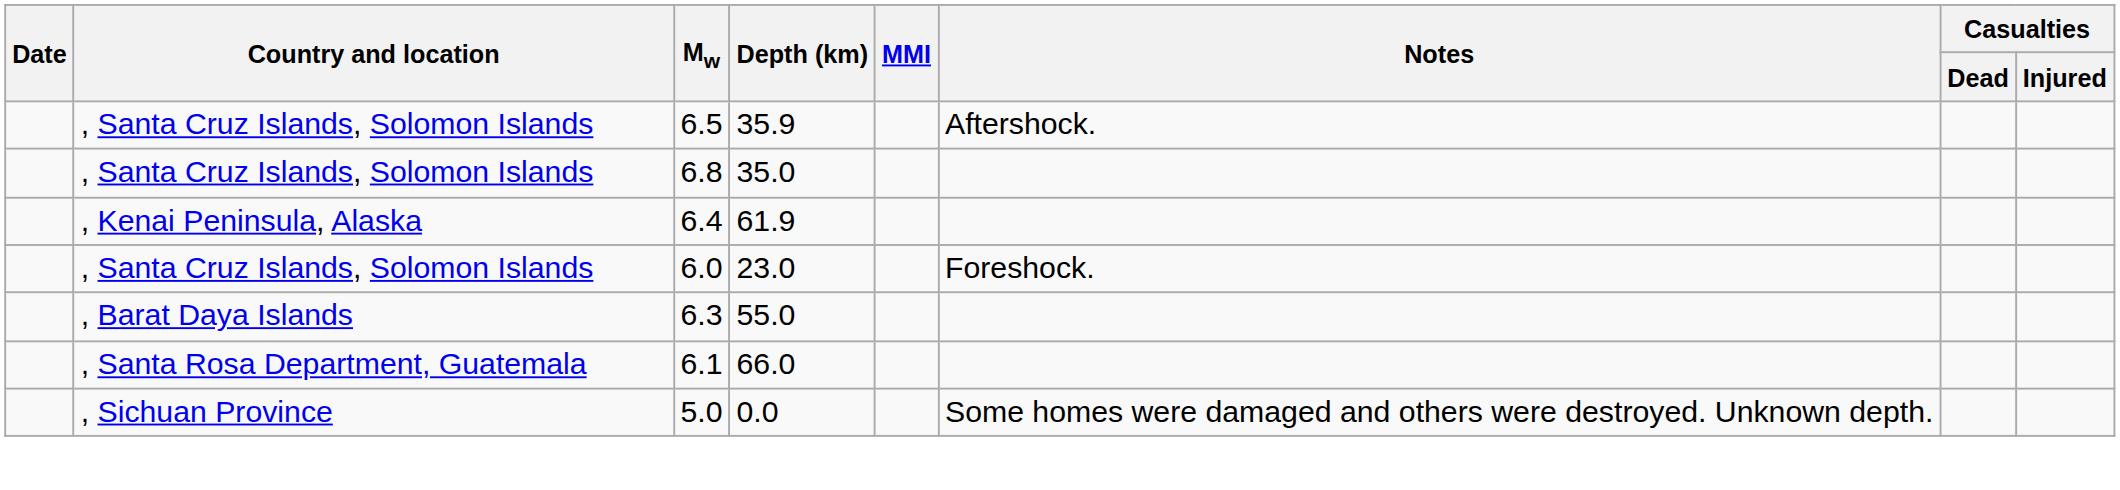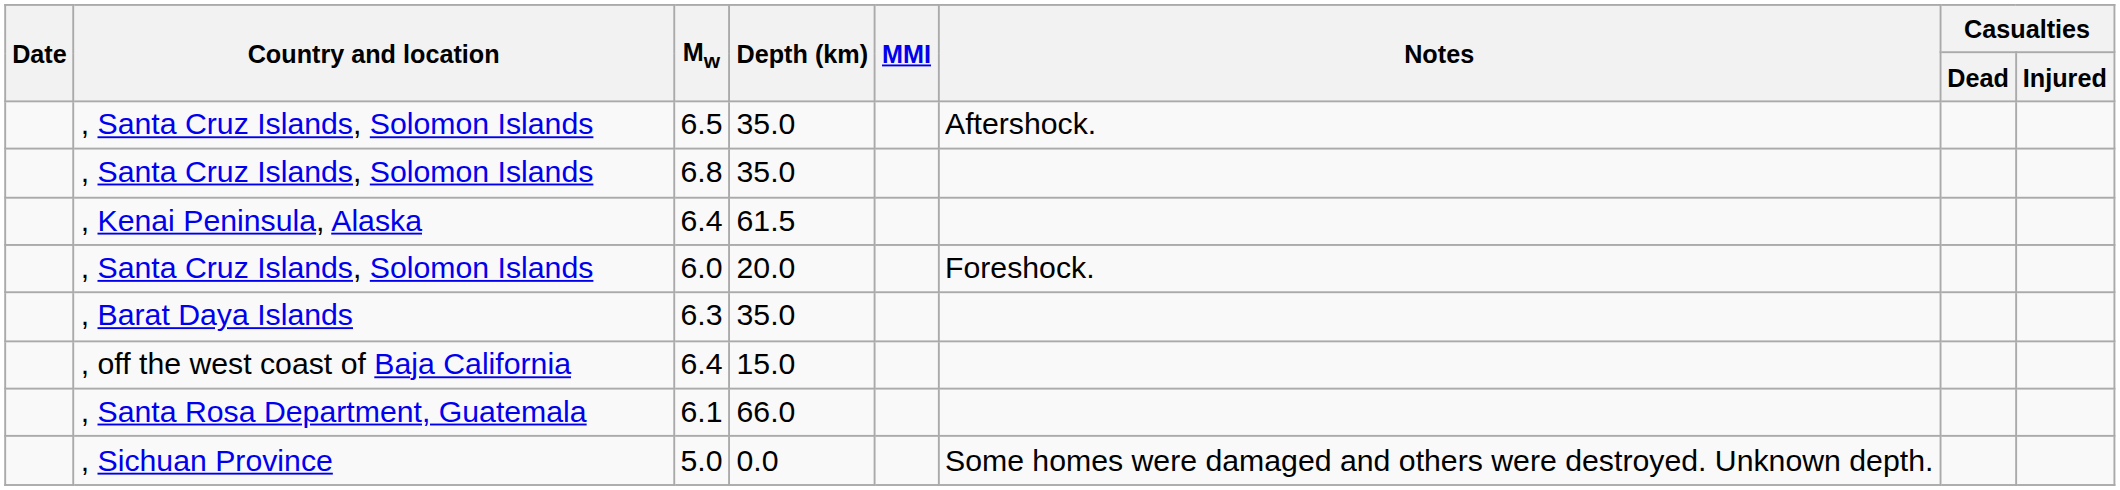(766, 124) 35.9 -> (766, 124) 35.0
(766, 220) 61.9 -> (766, 220) 61.5
(766, 268) 23.0 -> (766, 268) 20.0
(766, 316) 55.0 -> (766, 316) 35.0
+ row: (326, 364)
